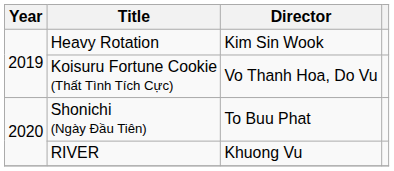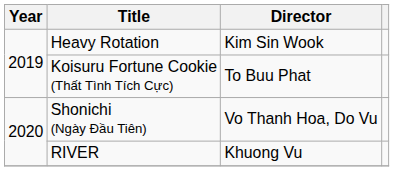(301, 76) Vo Thanh Hoa, Do Vu -> (268, 76) To Buu Phat
(268, 119) To Buu Phat -> (301, 119) Vo Thanh Hoa, Do Vu
